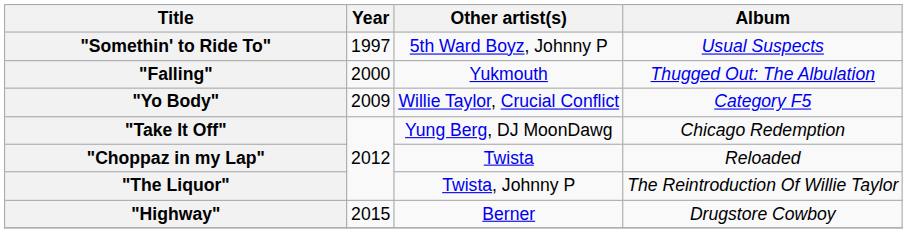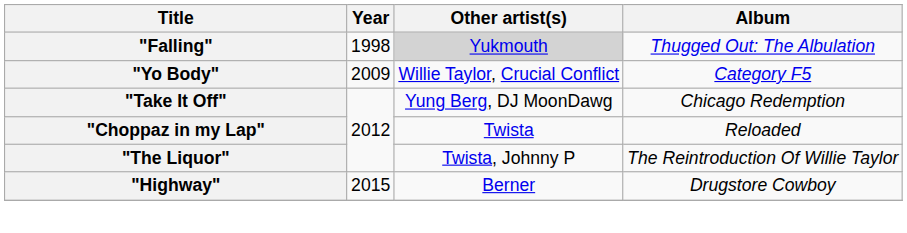- row: (176, 46)
(371, 74) 2000 -> (371, 46) 1998
(509, 74) no background -> (509, 46) lightgrey background
